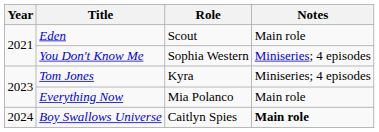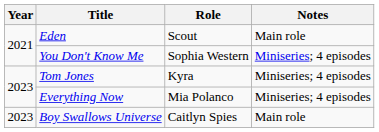(280, 96) Main role -> (313, 96) Miniseries; 4 episodes
(20, 117) 2024 -> (20, 117) 2023
(282, 117) bold -> (280, 117) normal
